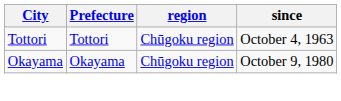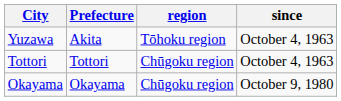+ row: (31, 38)
